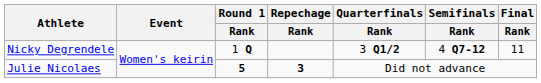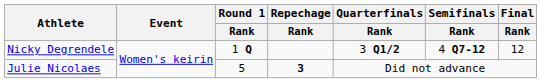(517, 50) 11 -> (517, 50) 12
(242, 68) bold -> (242, 68) normal
